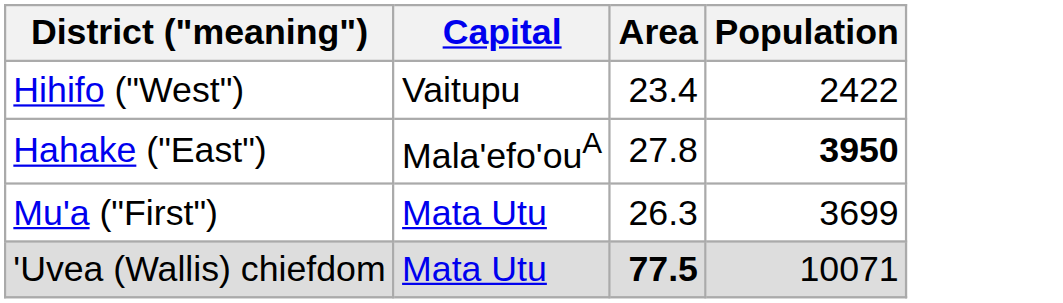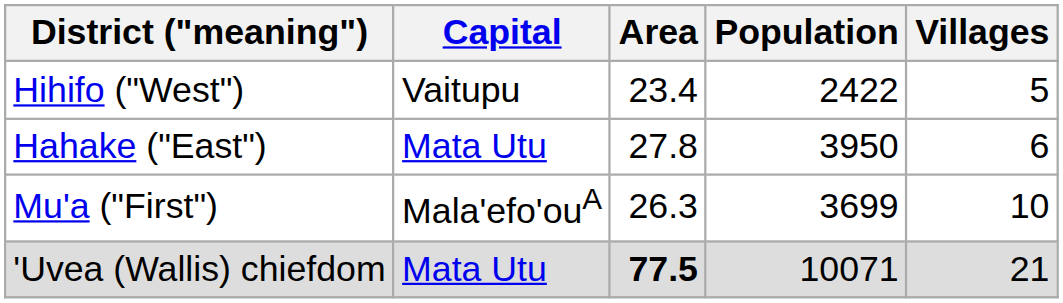+ column: (982, 32)
(502, 150) Mala'efo'ouA -> (474, 145) Mata Utu
(859, 150) bold -> (859, 145) normal
(474, 212) Mata Utu -> (502, 207) Mala'efo'ouA
